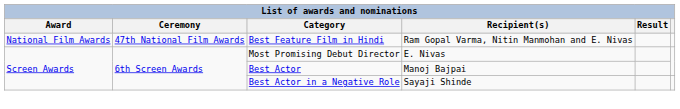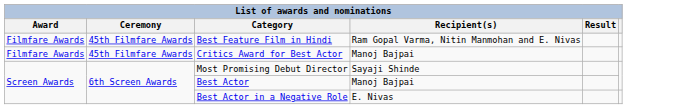(58, 40) National Film Awards -> (45, 40) Filmfare Awards
(180, 40) 47th National Film Awards -> (141, 40) 45th Filmfare Awards
+ row: (270, 54)
(425, 54) E. Nivas -> (386, 68) Sayaji Shinde
(438, 83) Sayaji Shinde -> (373, 97) E. Nivas
